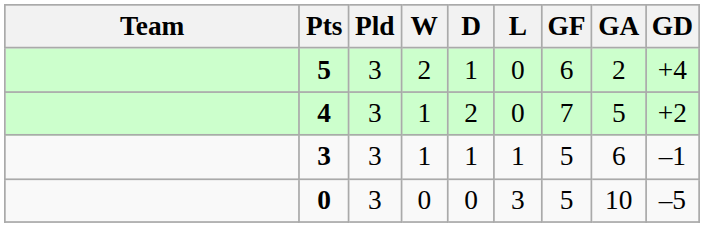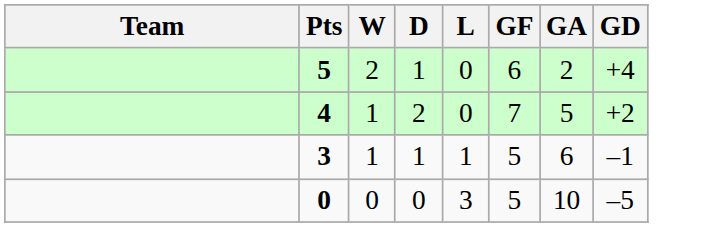- column: (375, 26)
